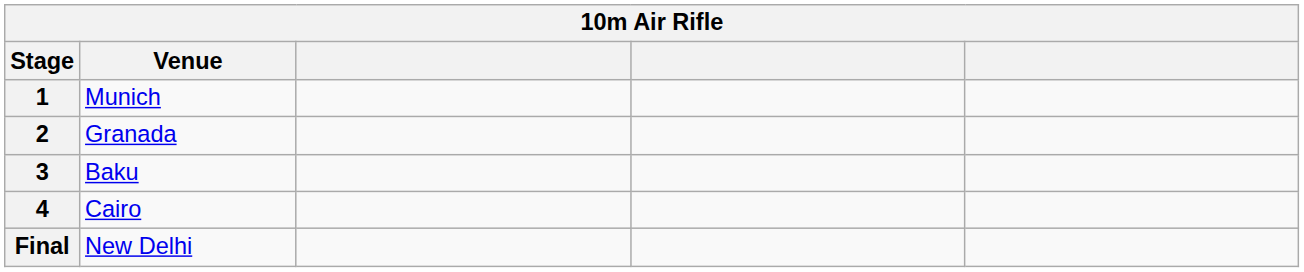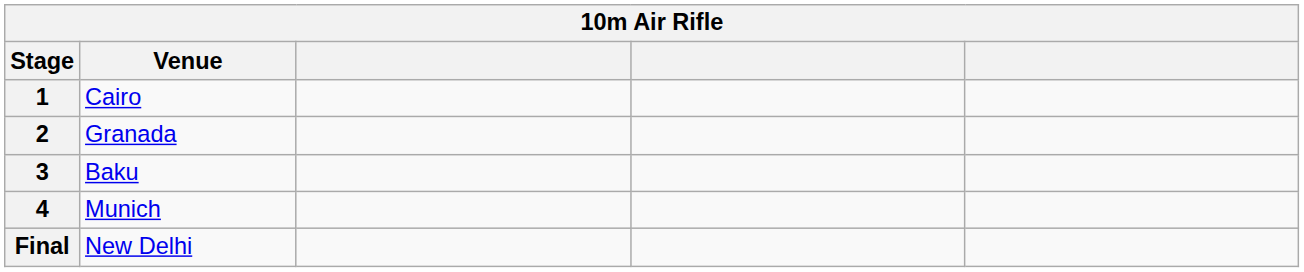(123, 97) Munich -> (113, 97) Cairo
(113, 209) Cairo -> (123, 209) Munich
